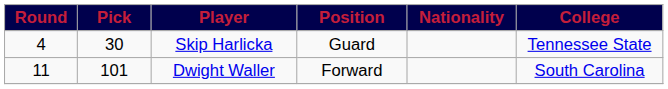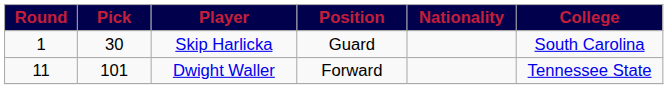(41, 44) 4 -> (41, 44) 1
(590, 44) Tennessee State -> (590, 44) South Carolina
(590, 70) South Carolina -> (590, 70) Tennessee State
